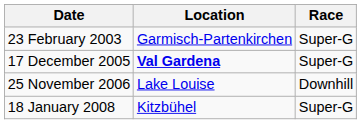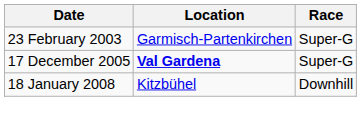- row: (69, 84)
(326, 107) Super-G -> (326, 84) Downhill
